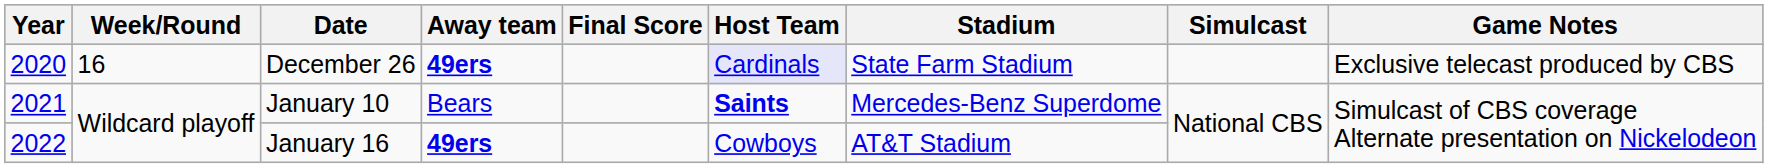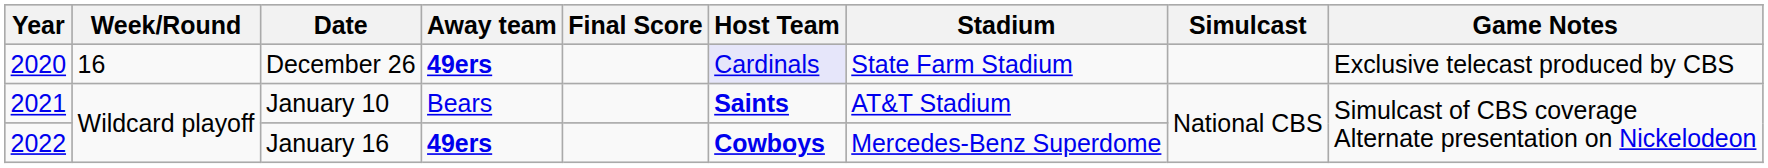(1006, 104) Mercedes-Benz Superdome -> (931, 104) AT&T Stadium
(765, 143) normal -> (770, 143) bold
(931, 143) AT&T Stadium -> (1006, 143) Mercedes-Benz Superdome
